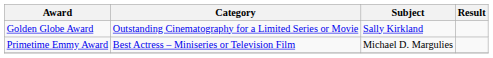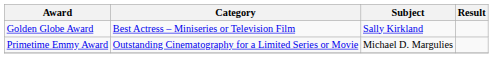(236, 28) Outstanding Cinematography for a Limited Series or Movie -> (204, 28) Best Actress – Miniseries or Television Film
(204, 45) Best Actress – Miniseries or Television Film -> (236, 45) Outstanding Cinematography for a Limited Series or Movie
